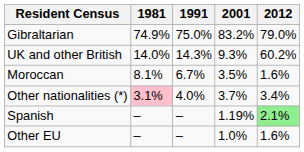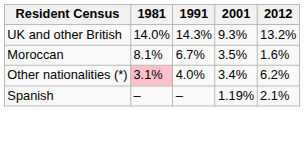- row: (40, 34)
(278, 55) 60.2% -> (278, 34) 13.2%
(232, 95) 3.7% -> (232, 75) 3.4%
(275, 95) 3.4% -> (275, 75) 6.2%
(275, 116) lightgreen background -> (275, 95) no background
- row: (34, 136)
